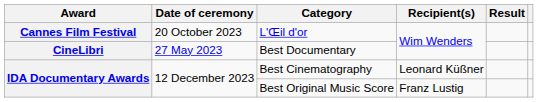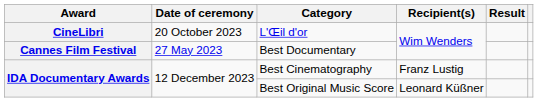(78, 32) Cannes Film Festival -> (78, 32) CineLibri
(78, 50) CineLibri -> (78, 50) Cannes Film Festival
(441, 69) Leonard Küßner -> (431, 69) Franz Lustig
(431, 87) Franz Lustig -> (441, 87) Leonard Küßner
